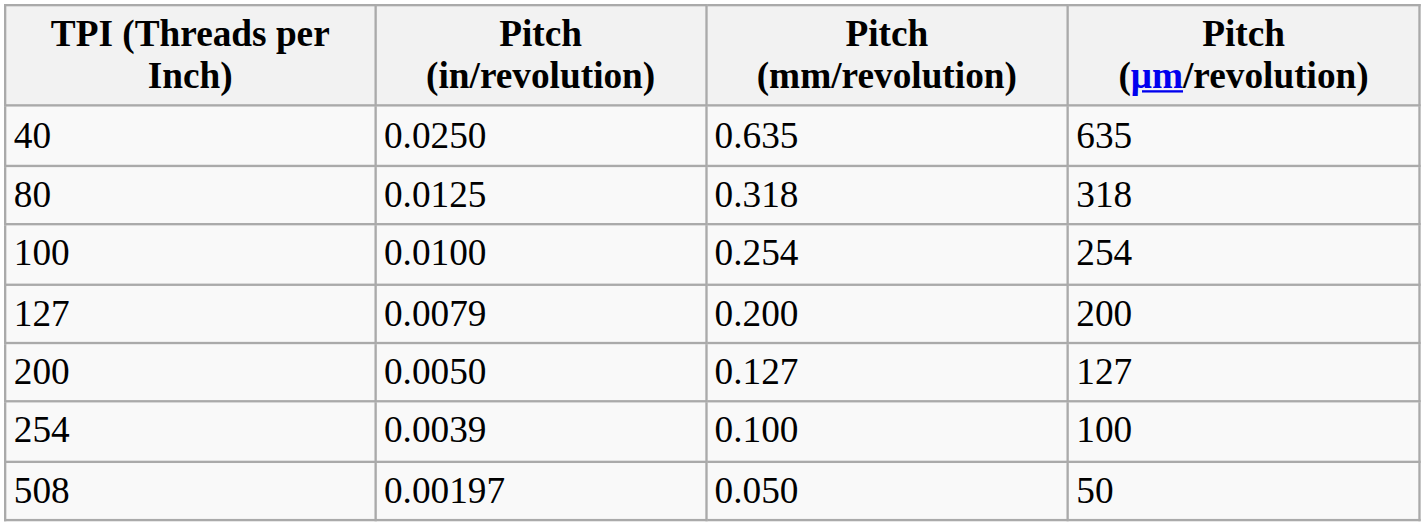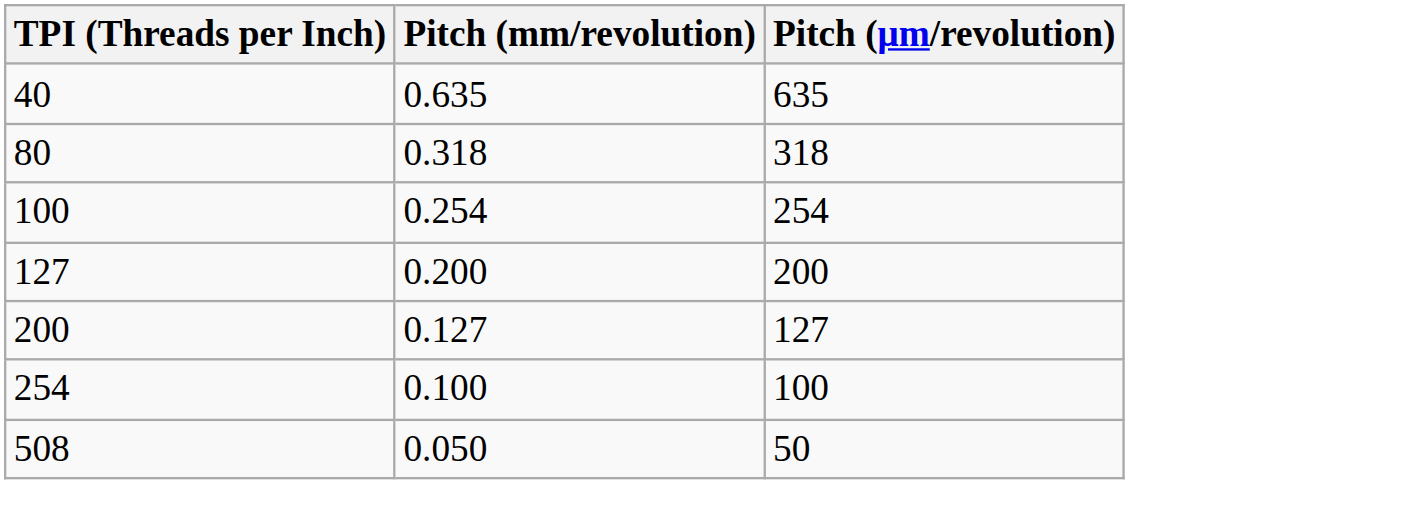- column: (541, 55)
